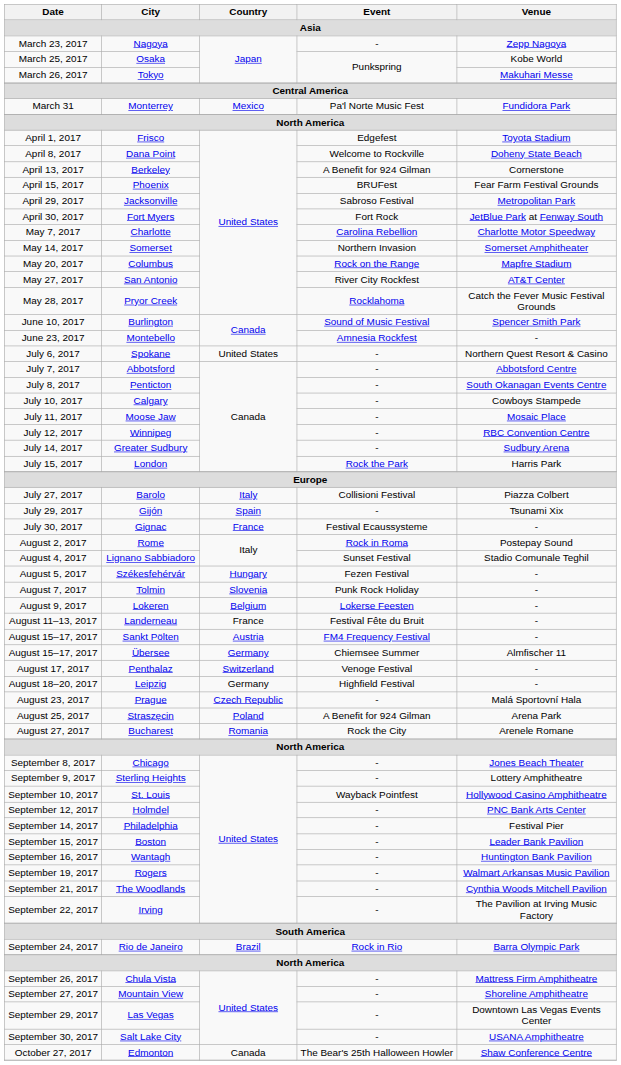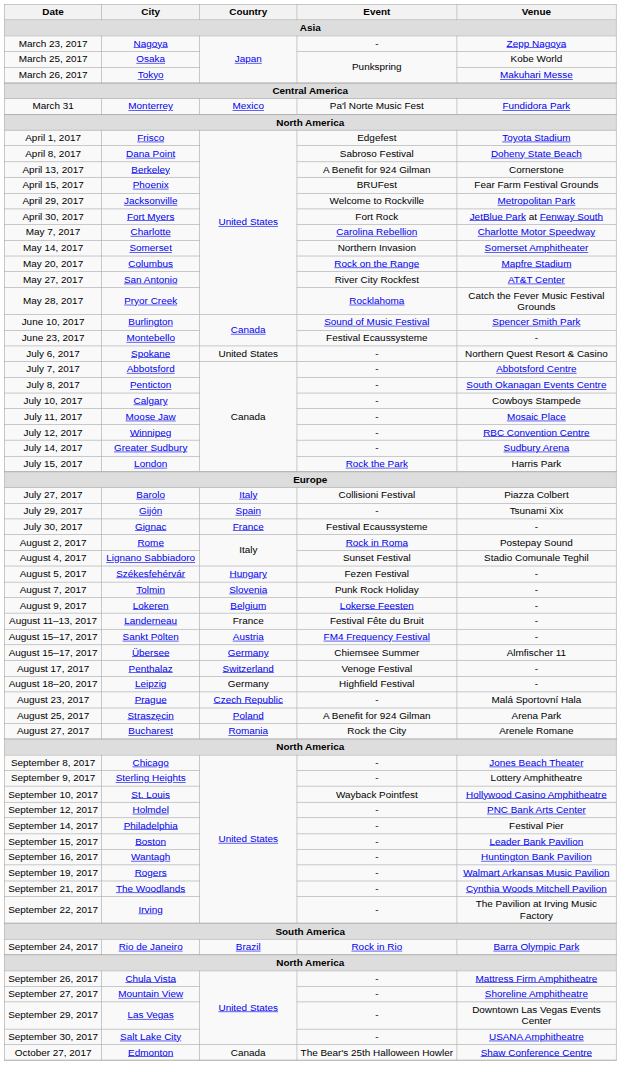(377, 153) Welcome to Rockville -> (377, 153) Sabroso Festival
(377, 201) Sabroso Festival -> (377, 201) Welcome to Rockville
(377, 338) Amnesia Rockfest -> (377, 338) Festival Ecaussysteme
